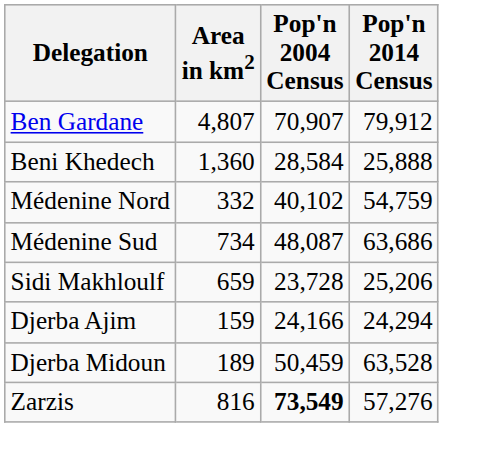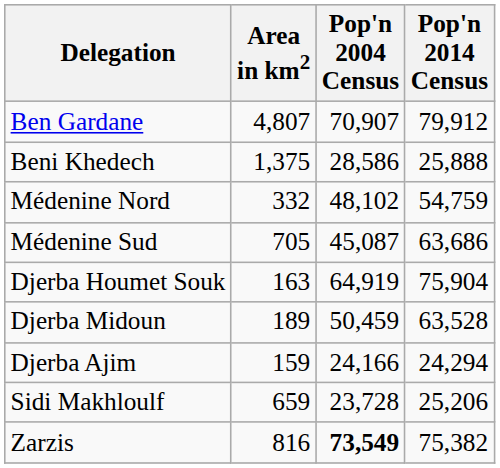(226, 161) 1,360 -> (282, 161) 1,375
(309, 161) 28,584 -> (364, 161) 28,586
(309, 201) 40,102 -> (364, 201) 48,102
(236, 241) 734 -> (291, 241) 705
(309, 241) 48,087 -> (364, 241) 45,087
+ row: (118, 281)
rows swapped: (88, 362) <-> (88, 281)
(398, 402) 57,276 -> (453, 442) 75,382
